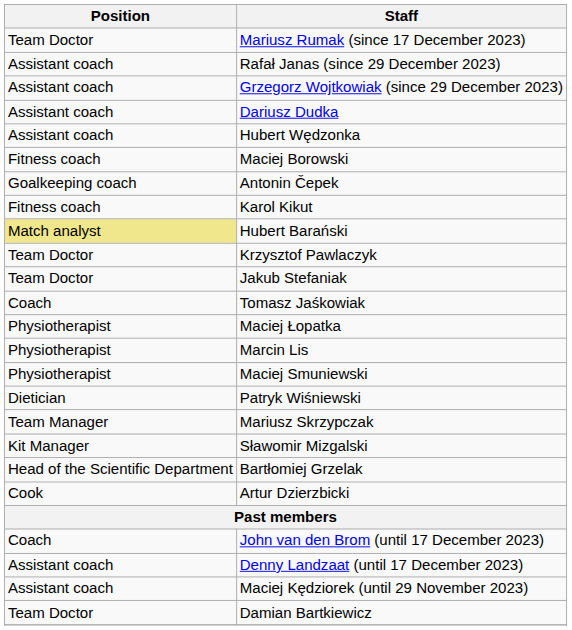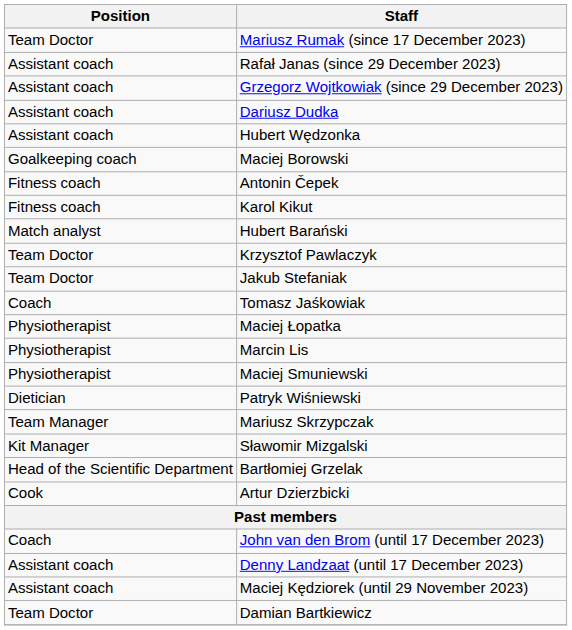(54, 159) Fitness coach -> (72, 159) Goalkeeping coach
(72, 183) Goalkeeping coach -> (54, 183) Fitness coach
(54, 231) khaki background -> (54, 231) no background
